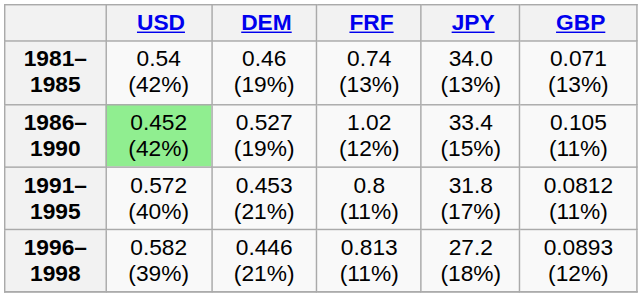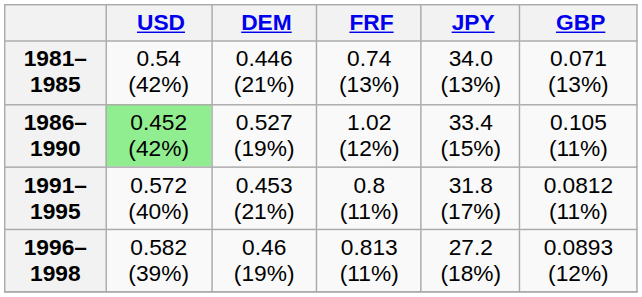(264, 72) 0.46 (19%) -> (264, 72) 0.446 (21%)
(264, 260) 0.446 (21%) -> (264, 260) 0.46 (19%)
